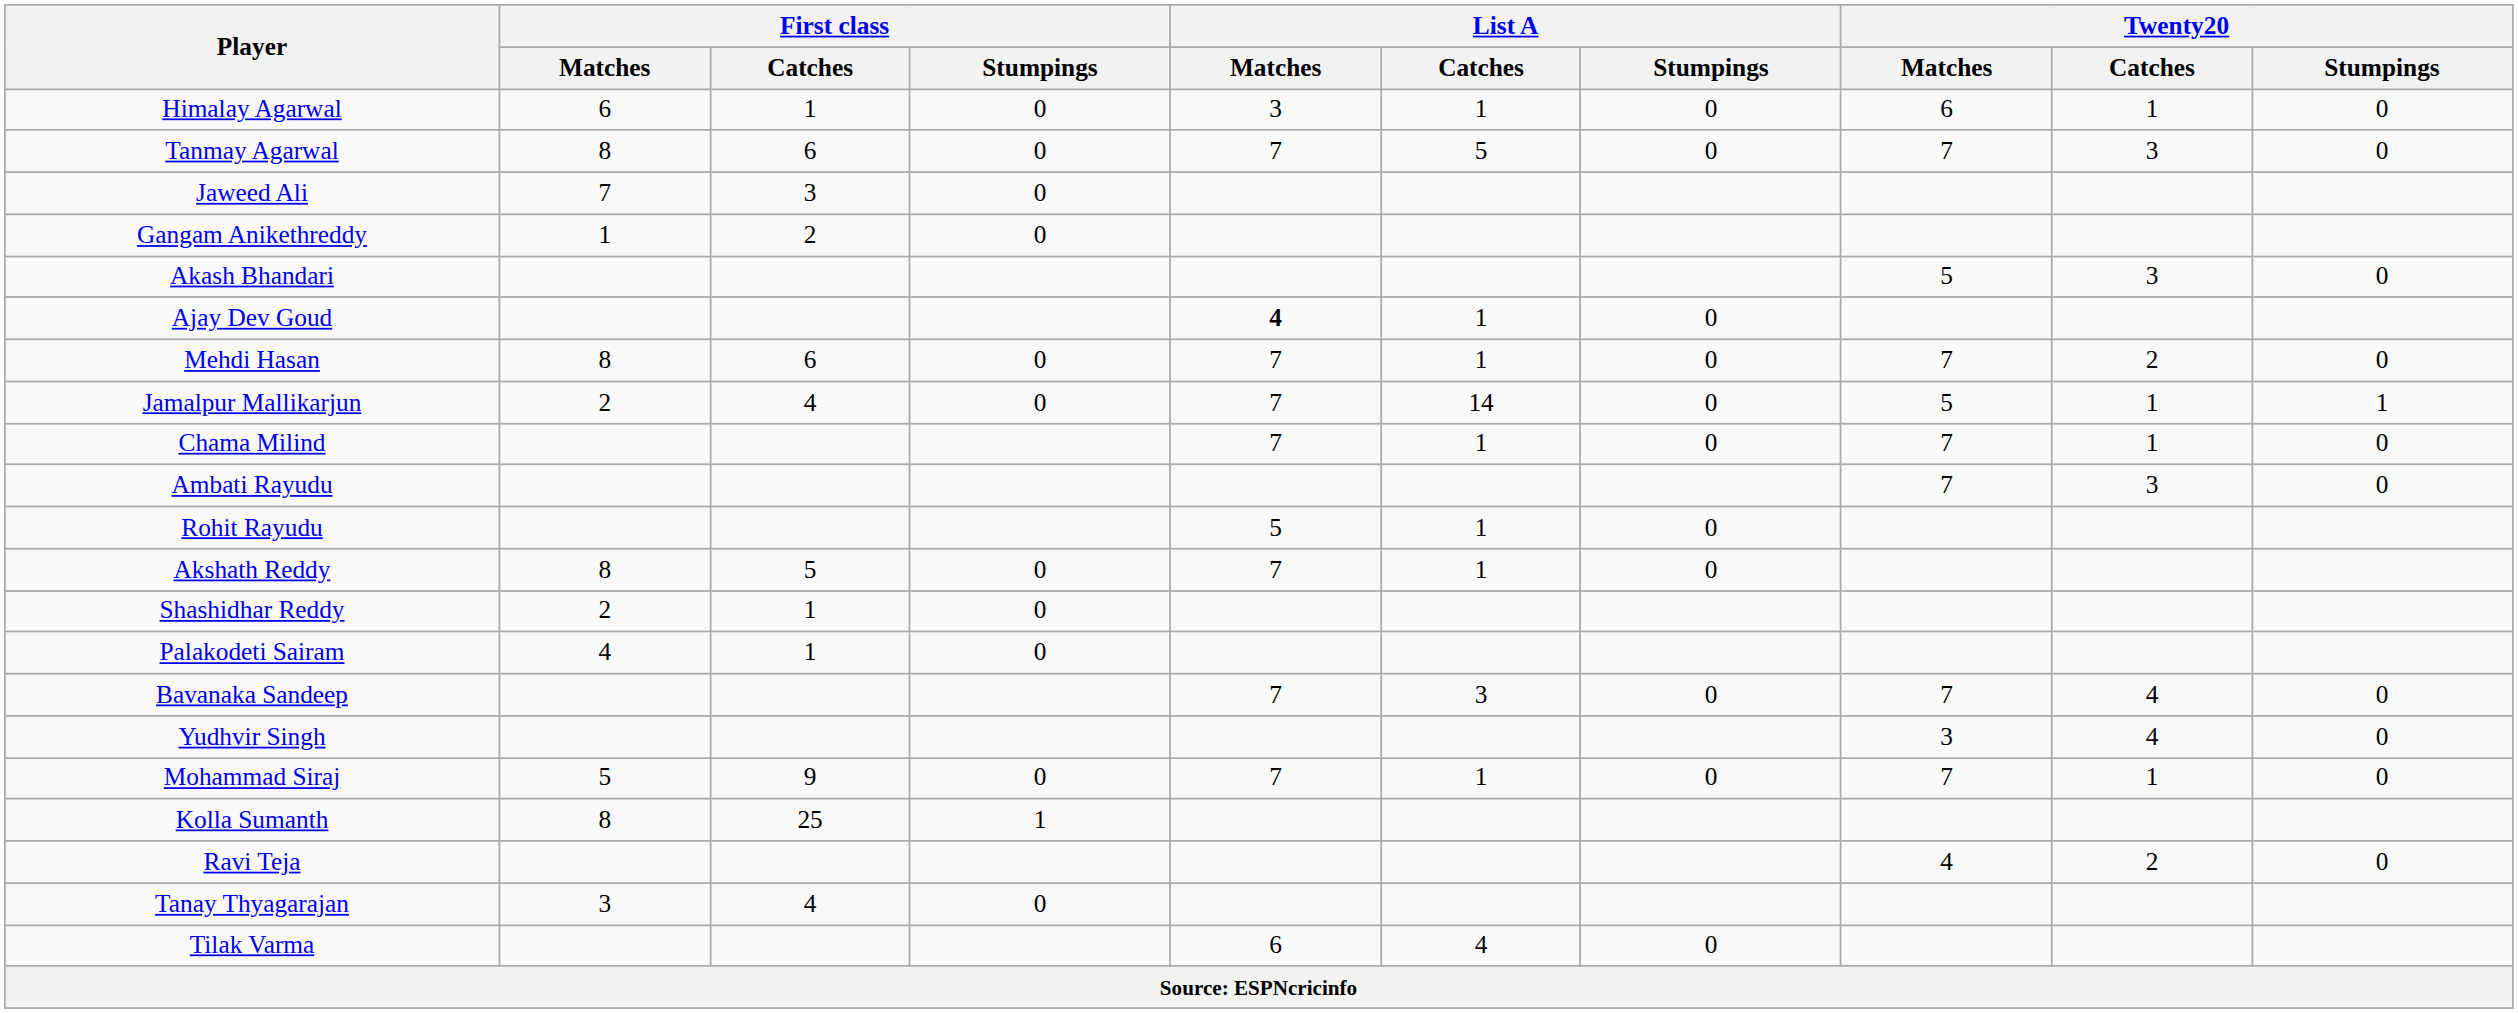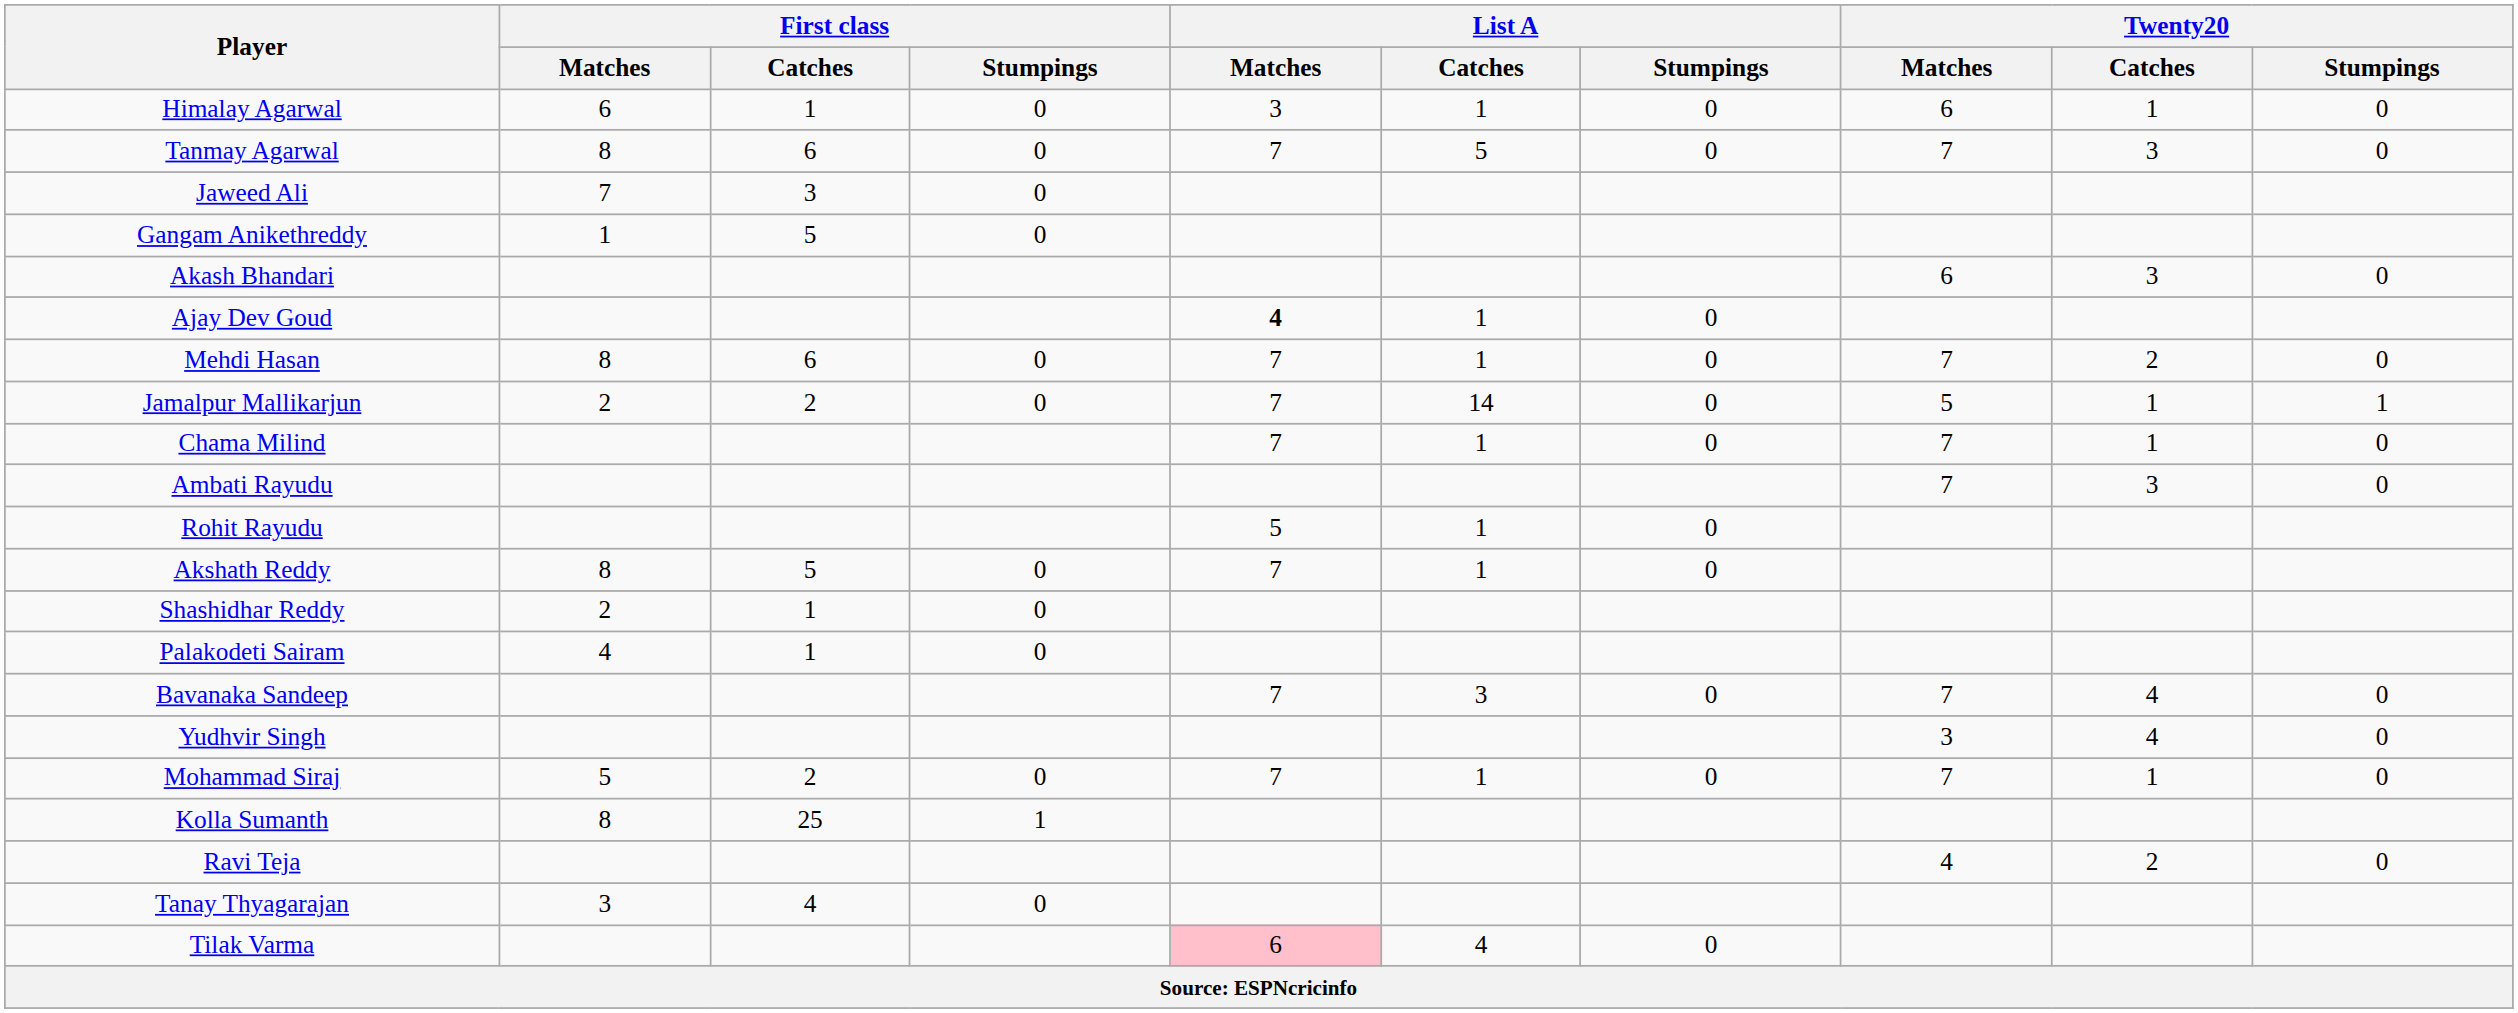(810, 234) 2 -> (810, 234) 5
(1947, 276) 5 -> (1947, 276) 6
(810, 401) 4 -> (810, 401) 2
(810, 778) 9 -> (810, 778) 2
(1276, 945) no background -> (1276, 945) pink background
